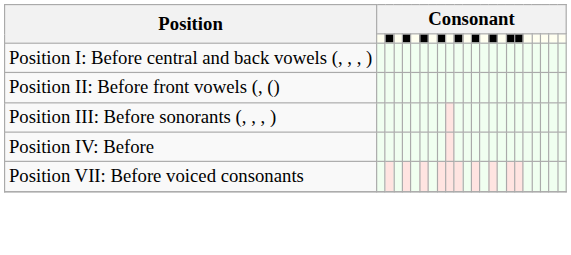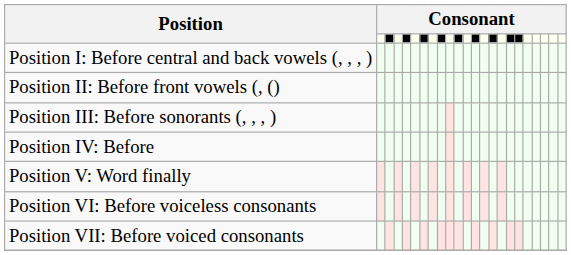+ row: (100, 176)
+ row: (163, 206)
